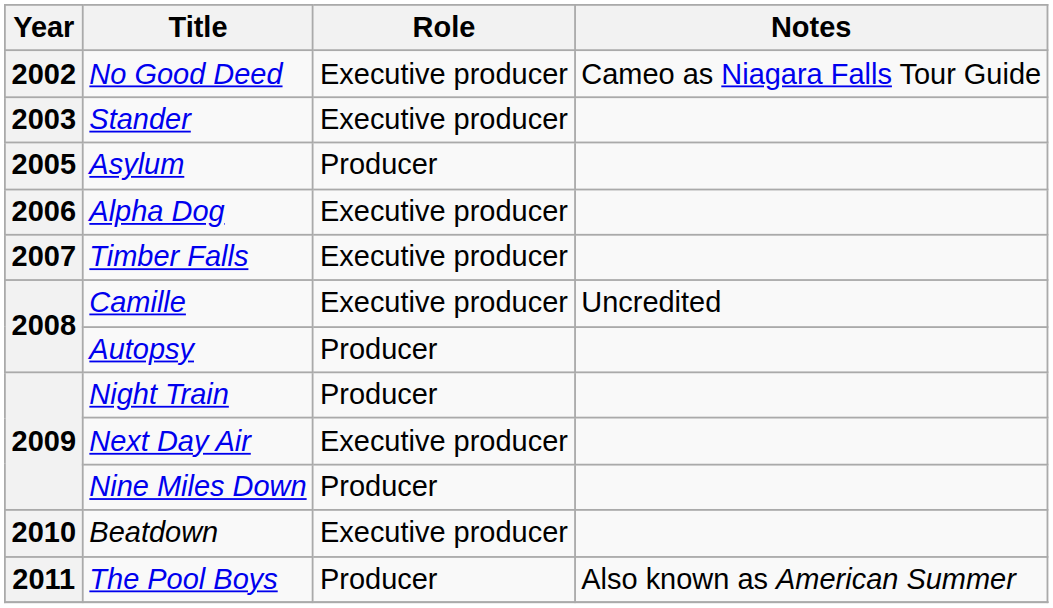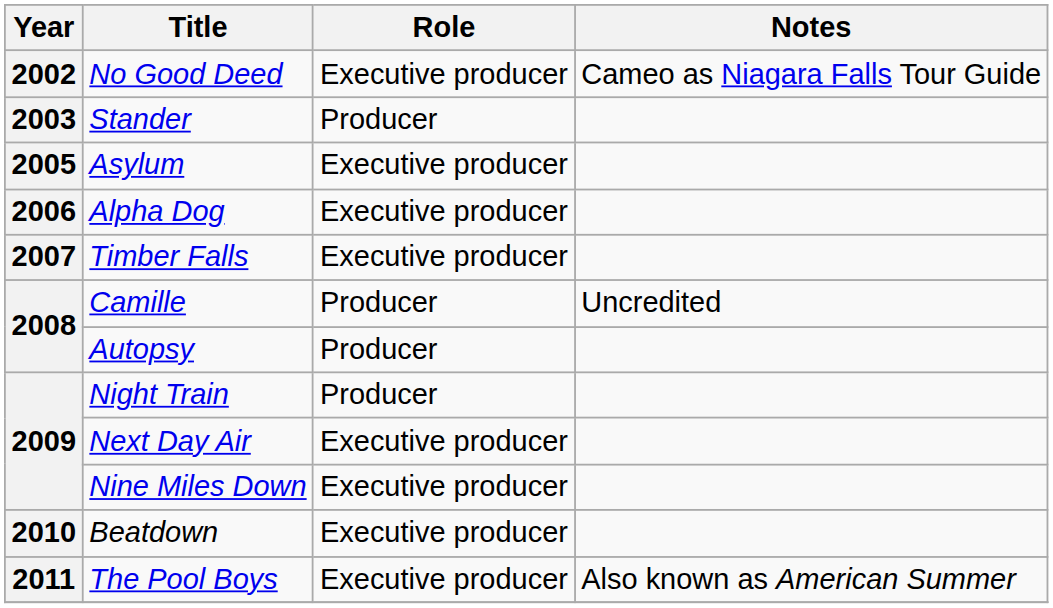(444, 119) Executive producer -> (379, 119) Producer
(379, 165) Producer -> (444, 165) Executive producer
(444, 303) Executive producer -> (379, 303) Producer
(379, 486) Producer -> (444, 486) Executive producer
(379, 578) Producer -> (444, 578) Executive producer
